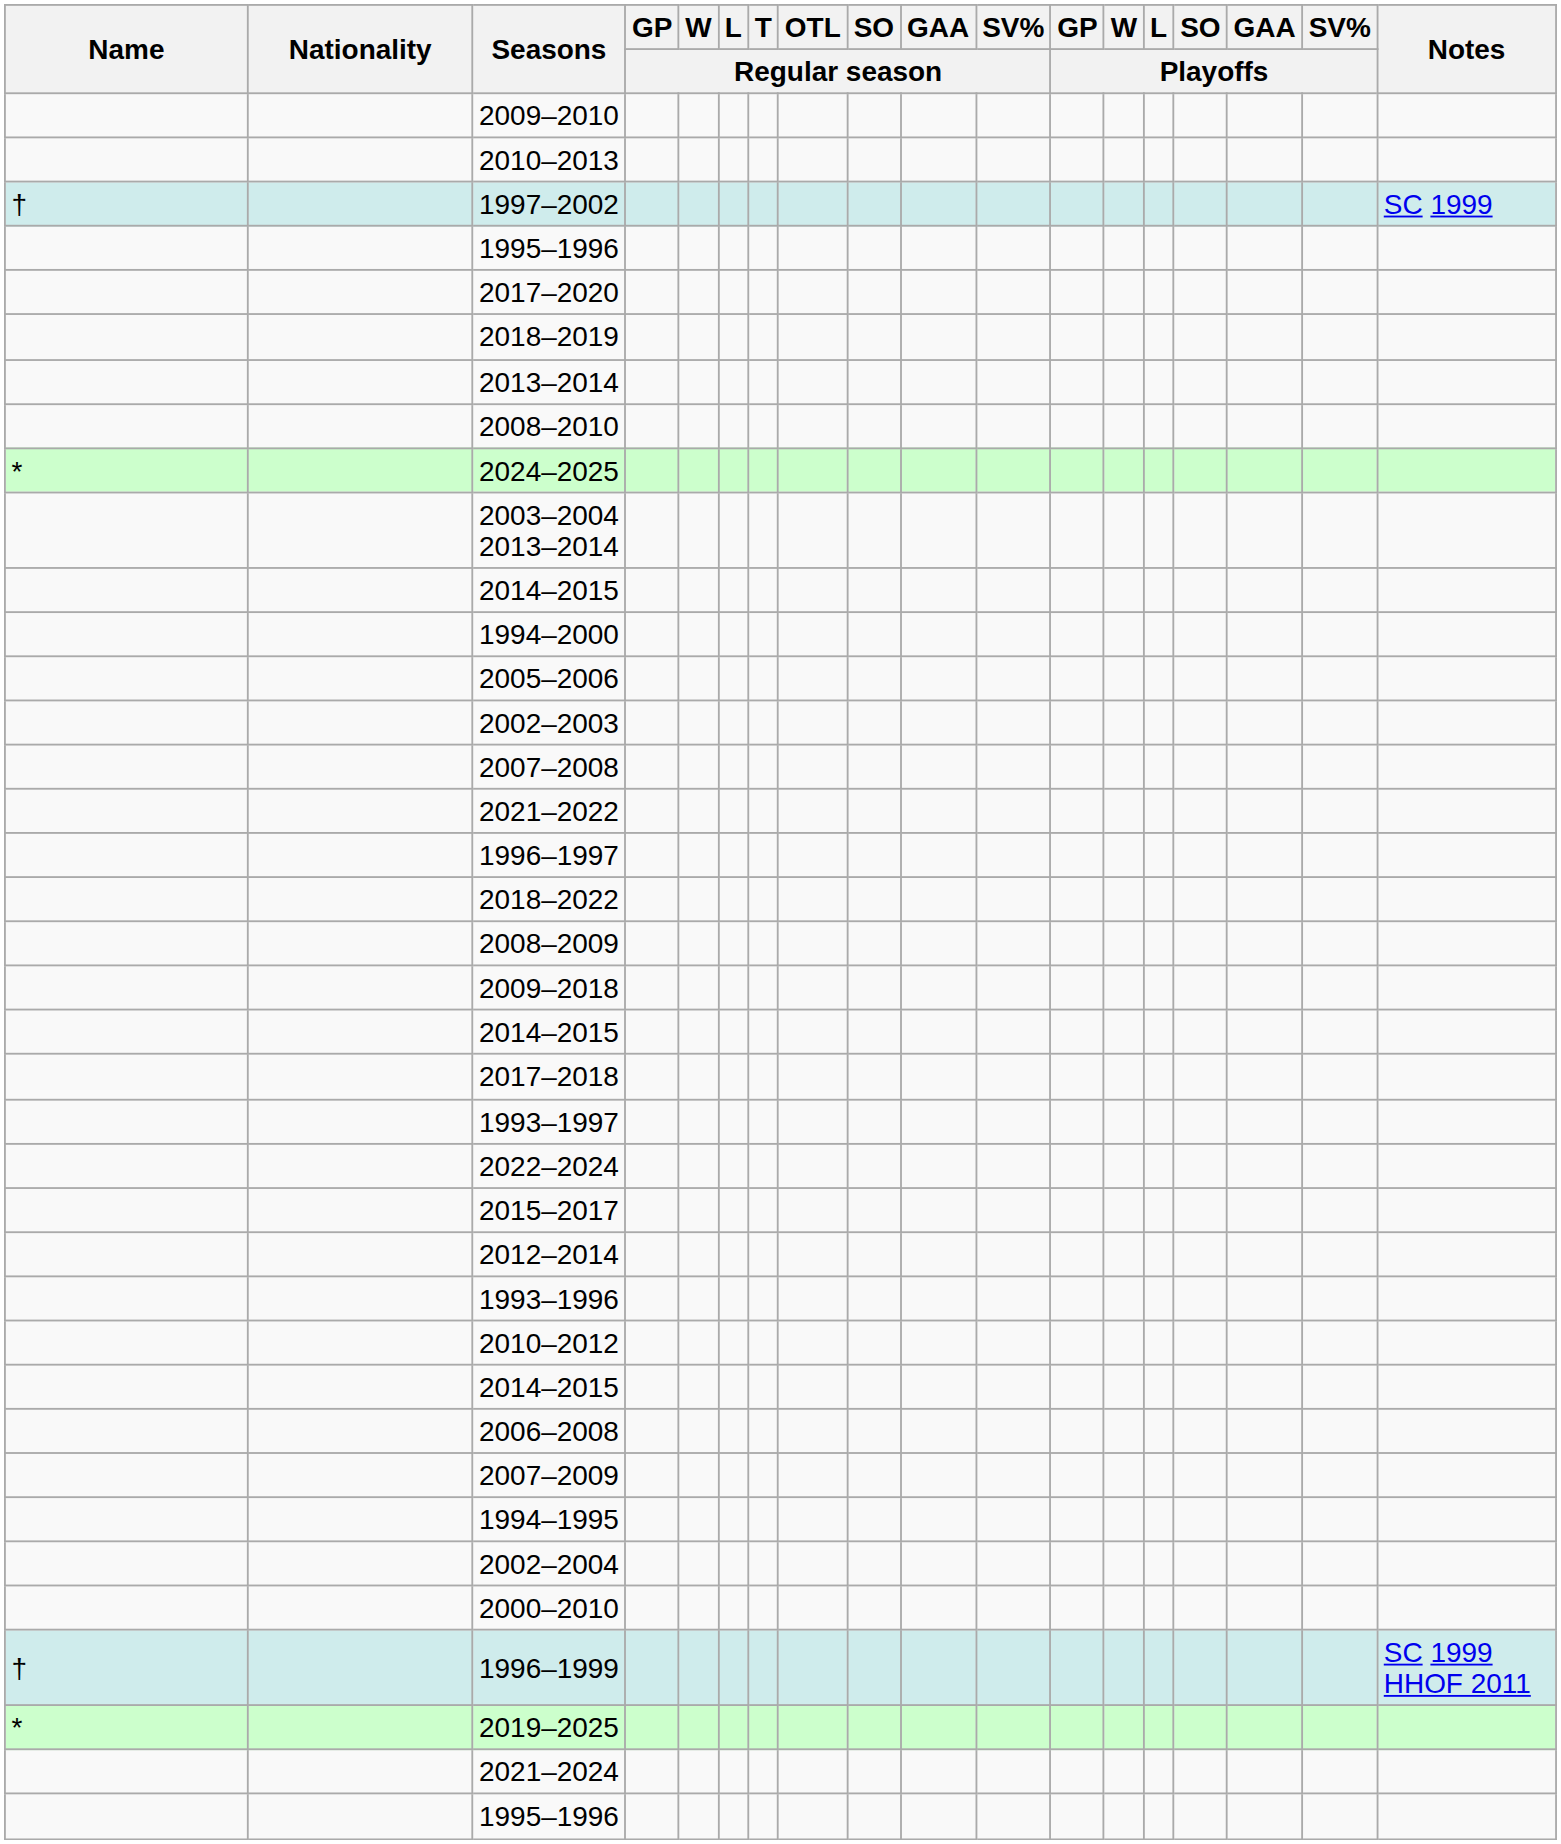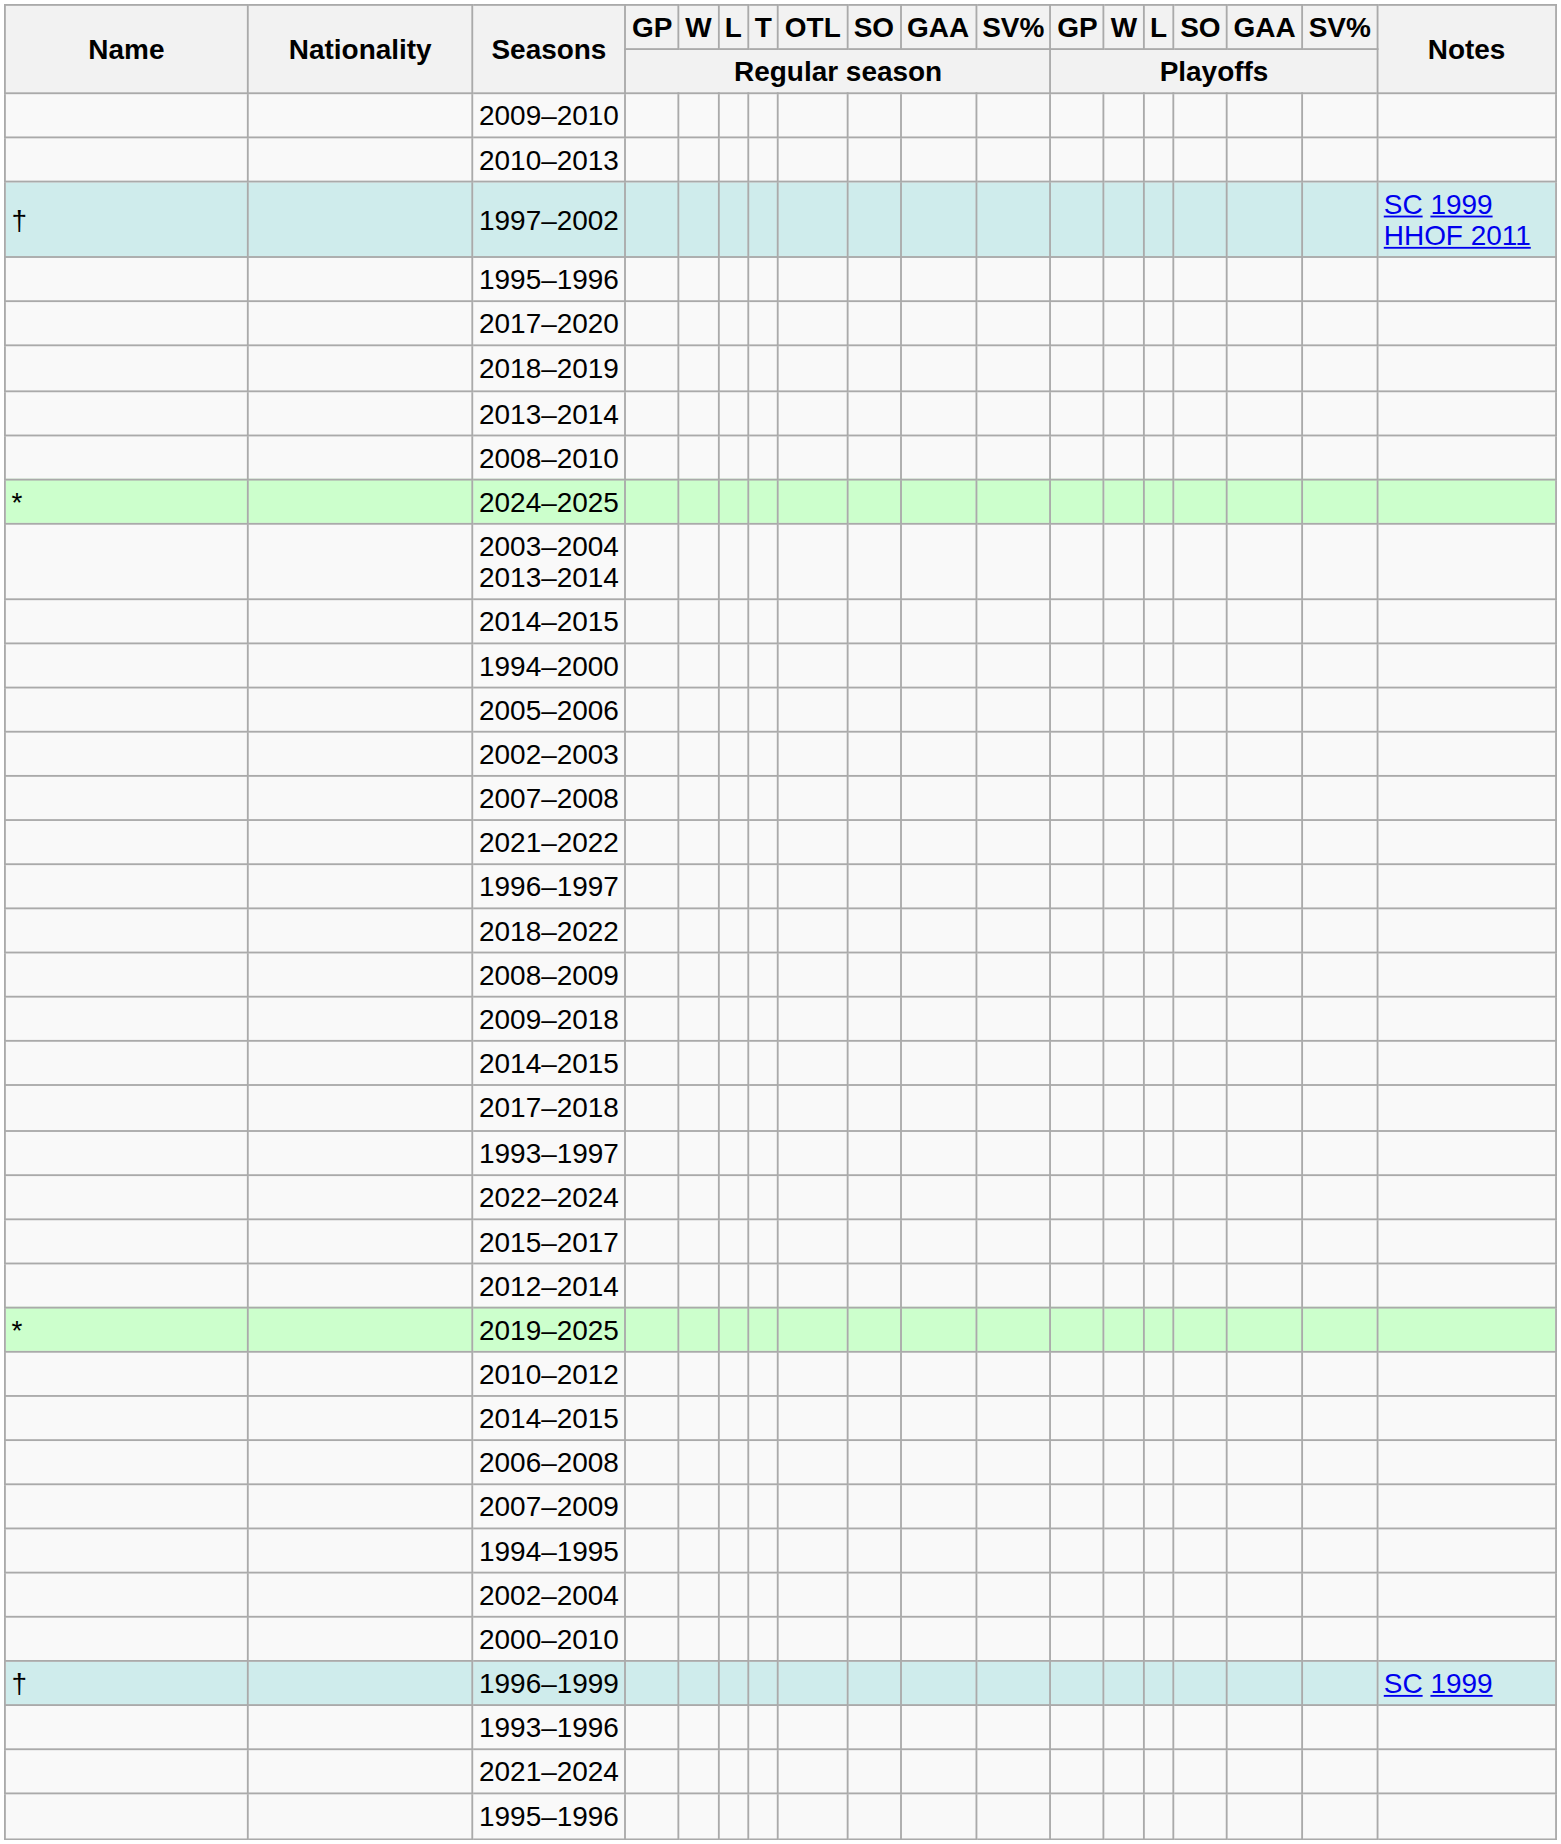(1438, 204) SC 1999 -> (1457, 220) SC 1999 HHOF 2011
rows swapped: (17, 1728) <-> (126, 1298)
(1457, 1668) SC 1999 HHOF 2011 -> (1438, 1684) SC 1999
